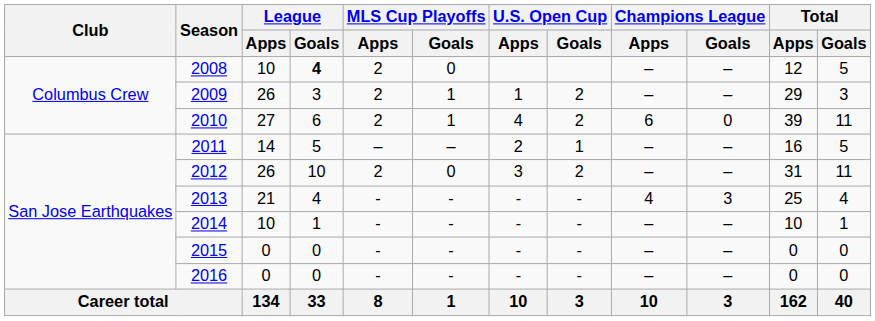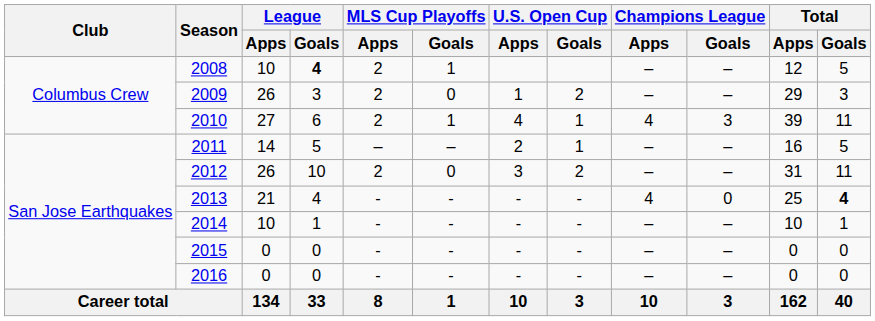(451, 69) 0 -> (451, 69) 1
(451, 95) 1 -> (451, 95) 0
(579, 120) 2 -> (579, 120) 1
(649, 120) 6 -> (649, 120) 4
(728, 120) 0 -> (728, 120) 3
(728, 198) 3 -> (728, 198) 0
(844, 198) normal -> (844, 198) bold
